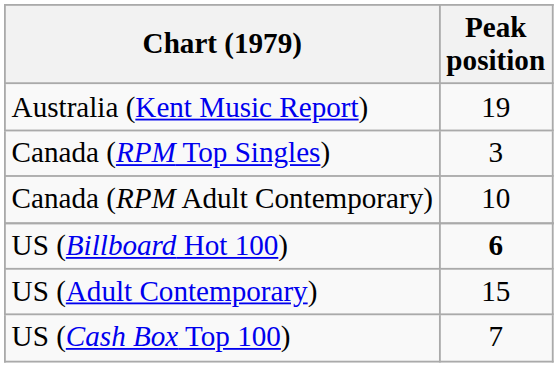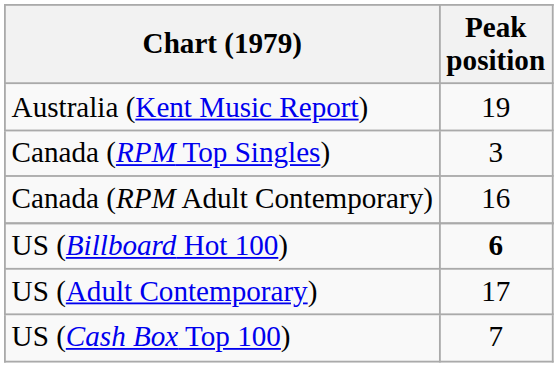(496, 198) 10 -> (496, 198) 16
(496, 291) 15 -> (496, 291) 17
